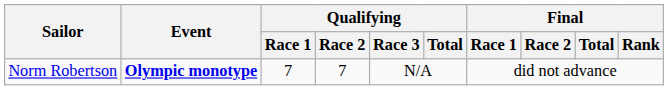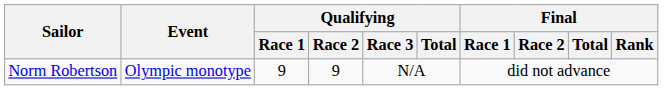(191, 71) bold -> (188, 71) normal
(288, 71) 7 -> (282, 71) 9
(342, 71) 7 -> (336, 71) 9
